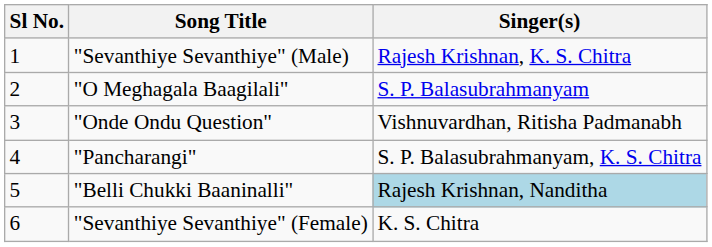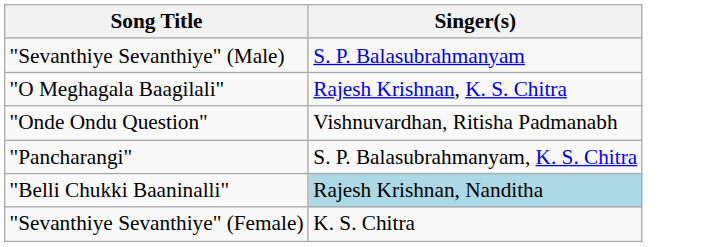- column: (37, 21)
(504, 55) Rajesh Krishnan, K. S. Chitra -> (419, 55) S. P. Balasubrahmanyam
(483, 88) S. P. Balasubrahmanyam -> (440, 88) Rajesh Krishnan, K. S. Chitra
